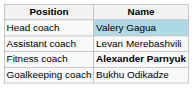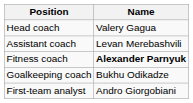(126, 28) lightblue background -> (126, 28) no background
+ row: (46, 91)
